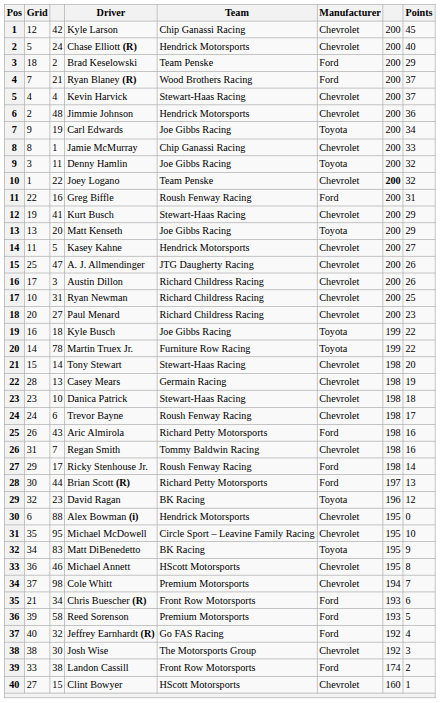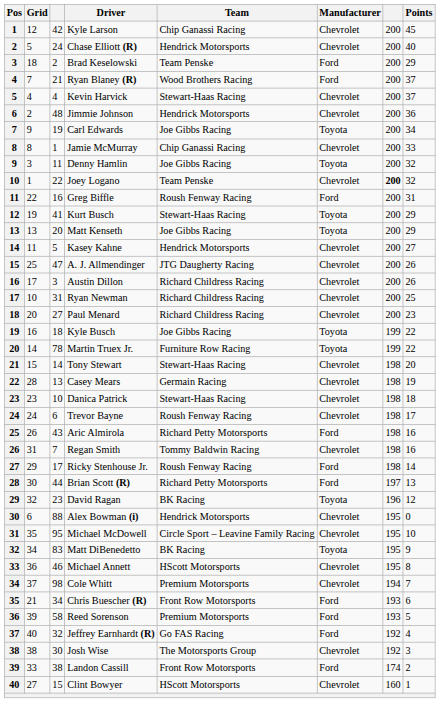(339, 214) Chevrolet -> (333, 214) Toyota
